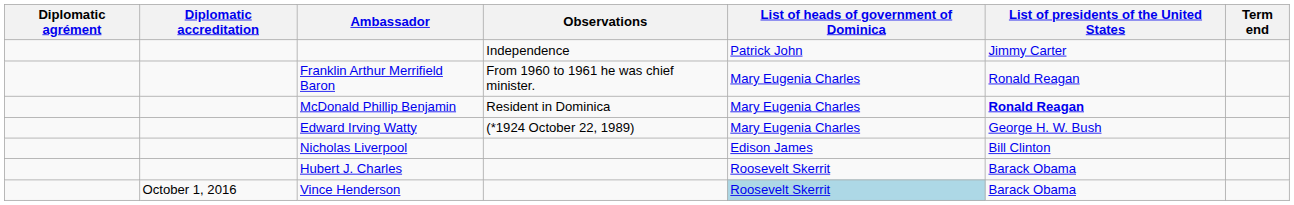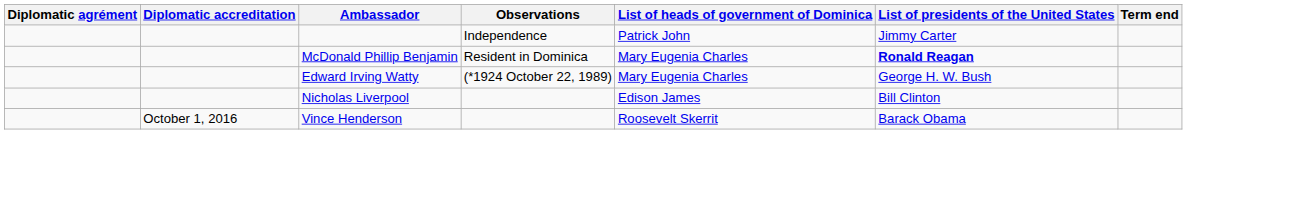- row: (371, 78)
- row: (351, 169)
(780, 190) lightblue background -> (668, 118) no background
